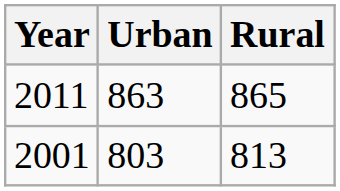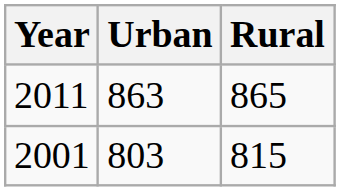(259, 154) 813 -> (259, 154) 815
